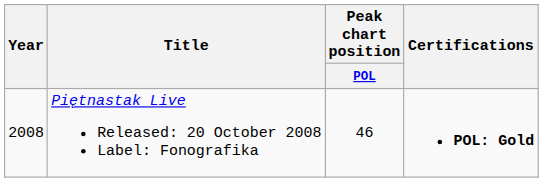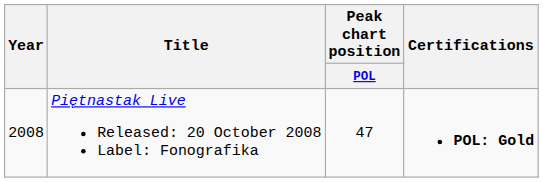(364, 133) 46 -> (364, 133) 47
